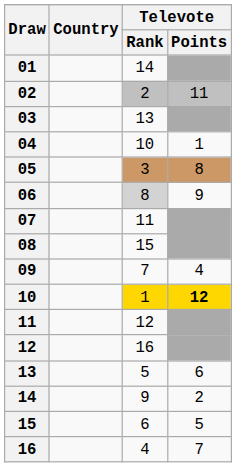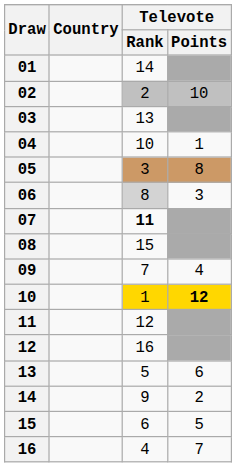(199, 94) 11 -> (199, 94) 10
(199, 195) 9 -> (199, 195) 3
(145, 221) normal -> (145, 221) bold
